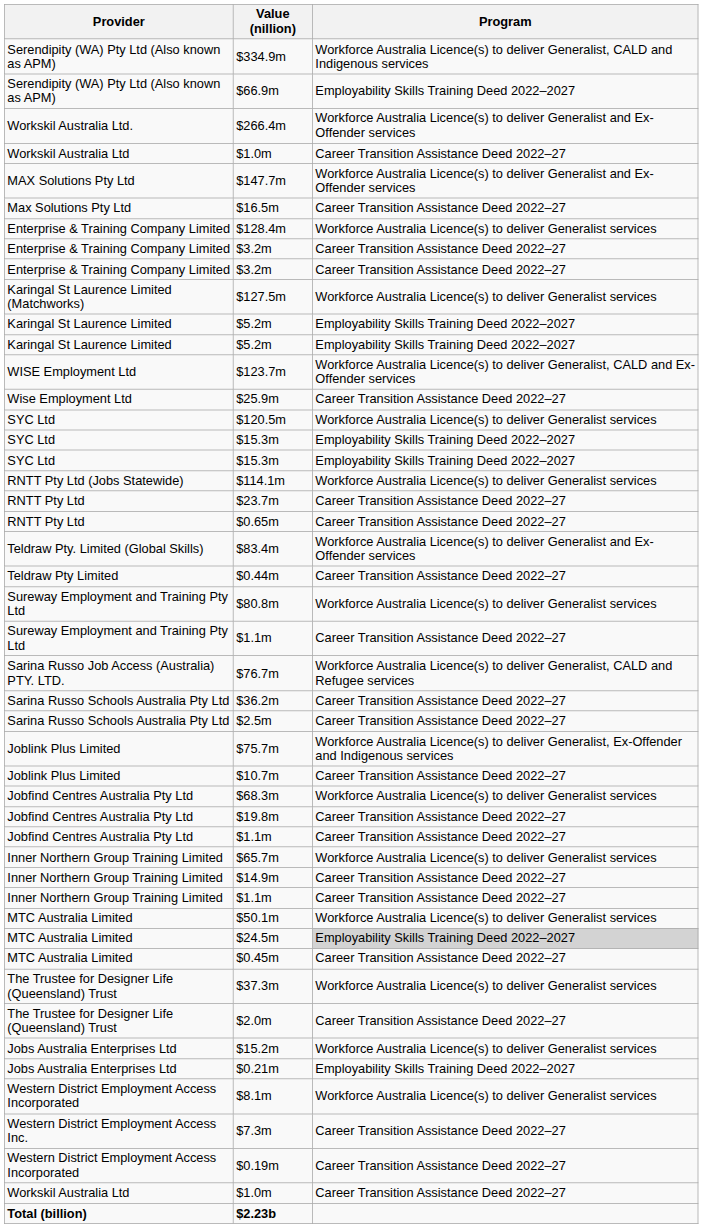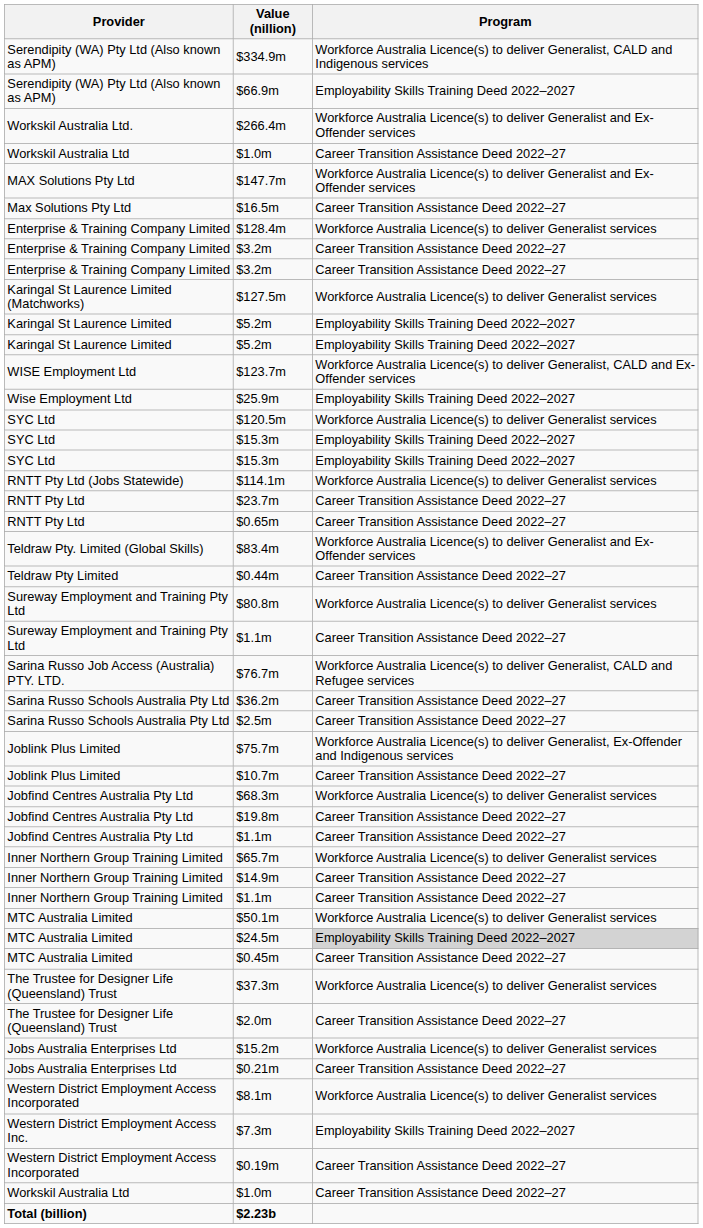(441, 399) Career Transition Assistance Deed 2022–27 -> (445, 399) Employability Skills Training Deed 2022–2027
(445, 1068) Employability Skills Training Deed 2022–2027 -> (441, 1068) Career Transition Assistance Deed 2022–27
(441, 1131) Career Transition Assistance Deed 2022–27 -> (445, 1131) Employability Skills Training Deed 2022–2027
